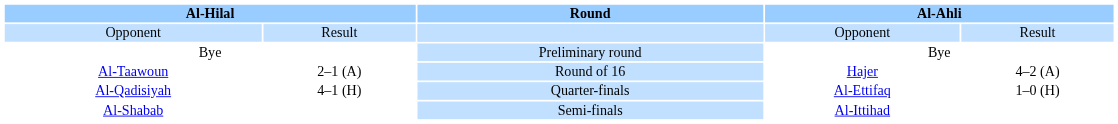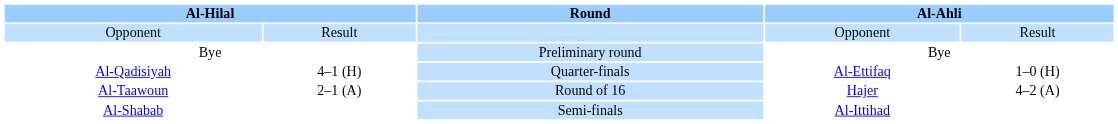rows swapped: (133, 71) <-> (133, 91)
